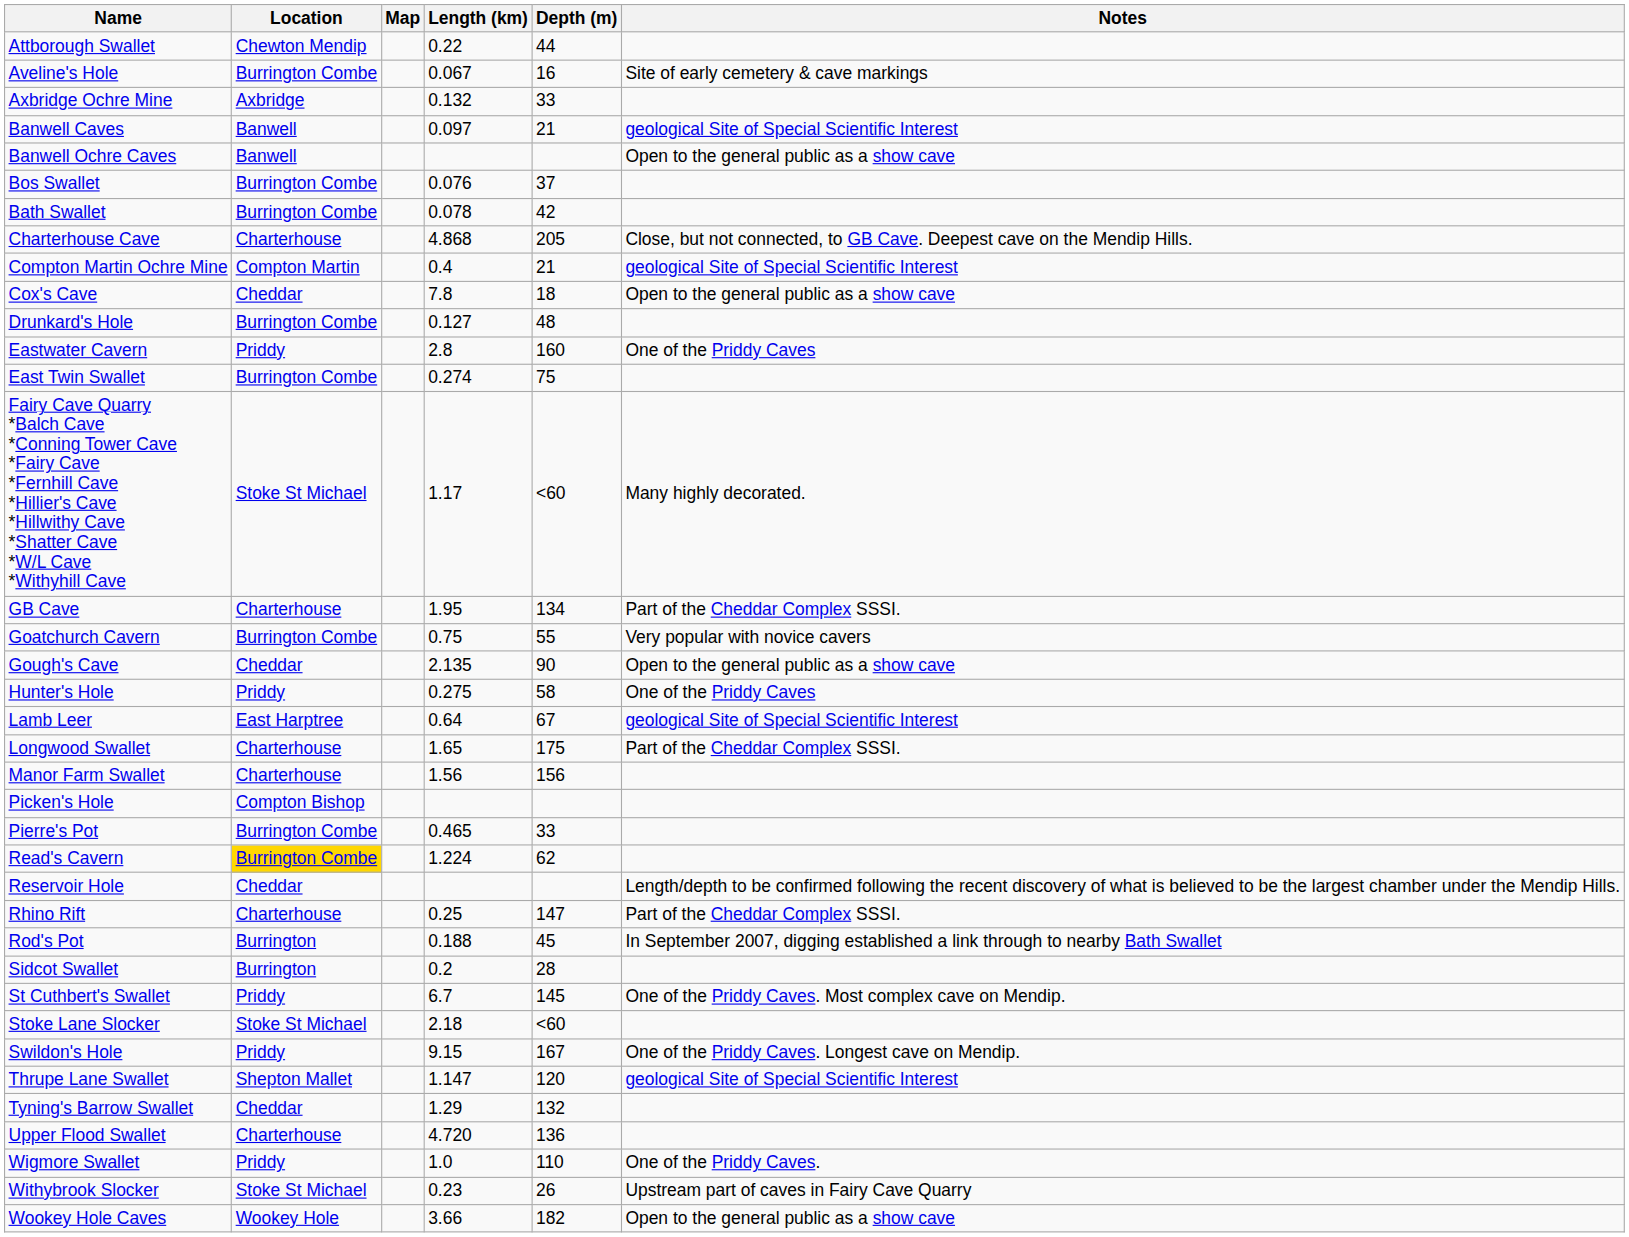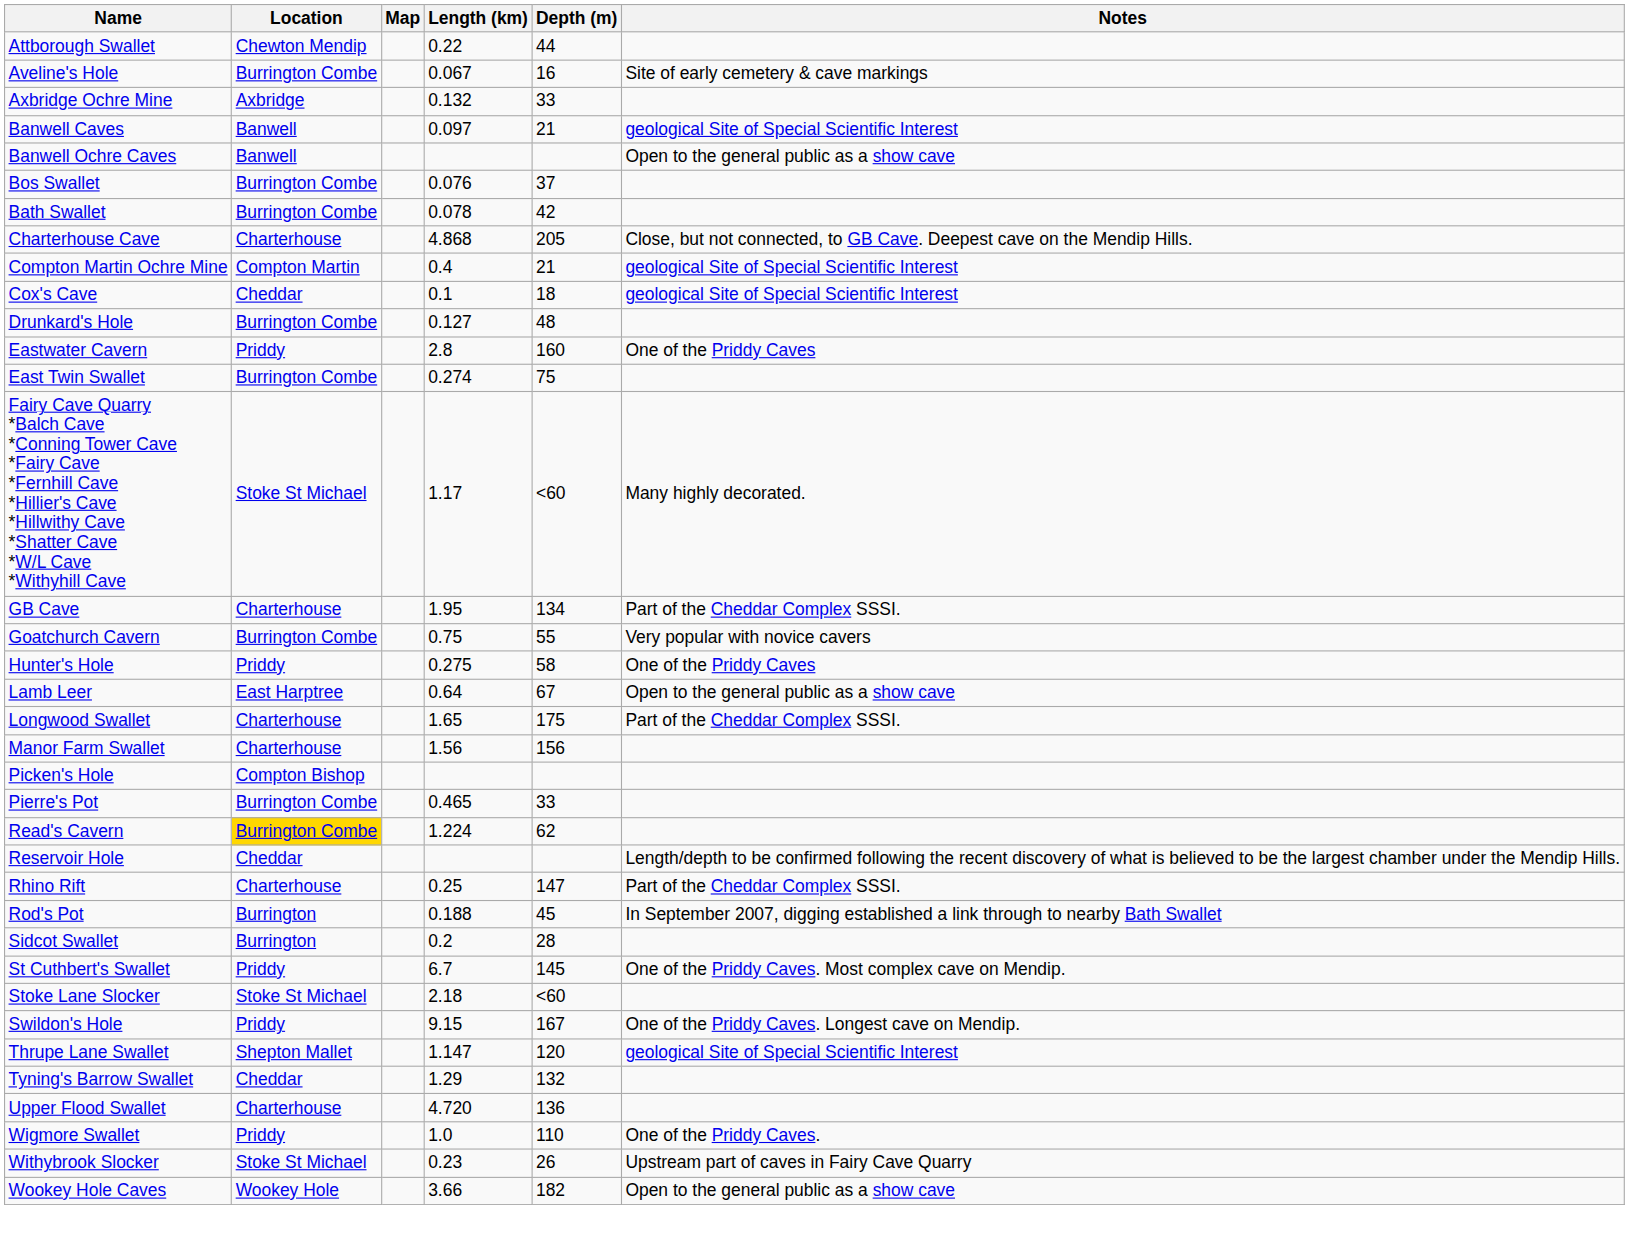(440, 294) 7.8 -> (440, 294) 0.1
(790, 294) Open to the general public as a show cave -> (792, 294) geological Site of Special Scientific Interest
- row: (64, 665)
(792, 720) geological Site of Special Scientific Interest -> (790, 692) Open to the general public as a show cave
